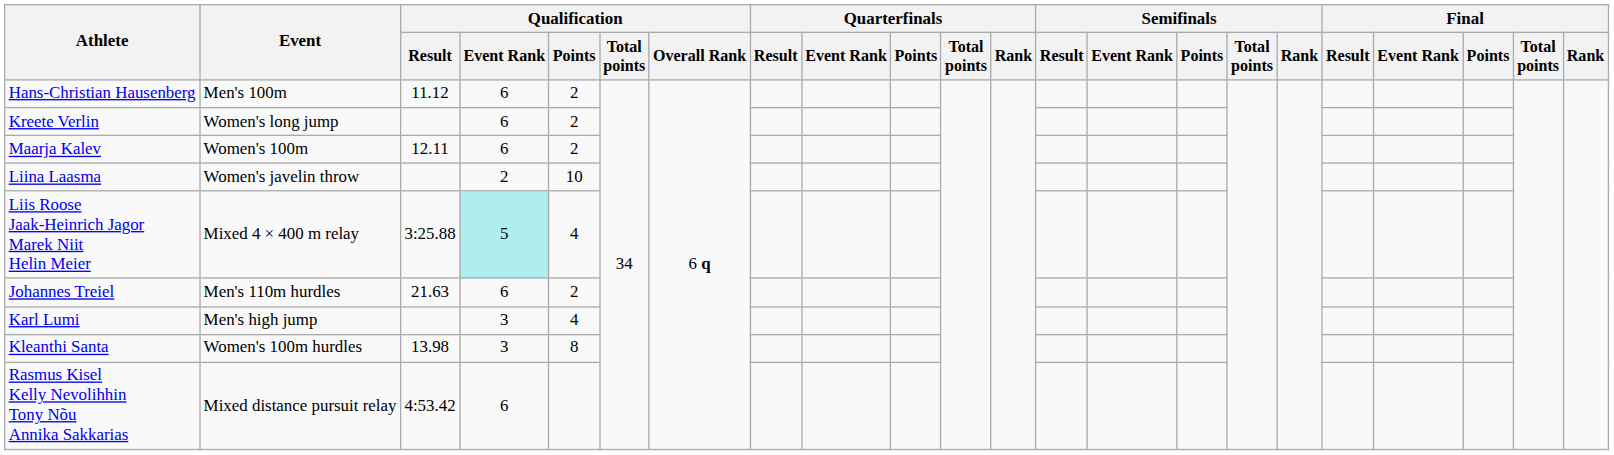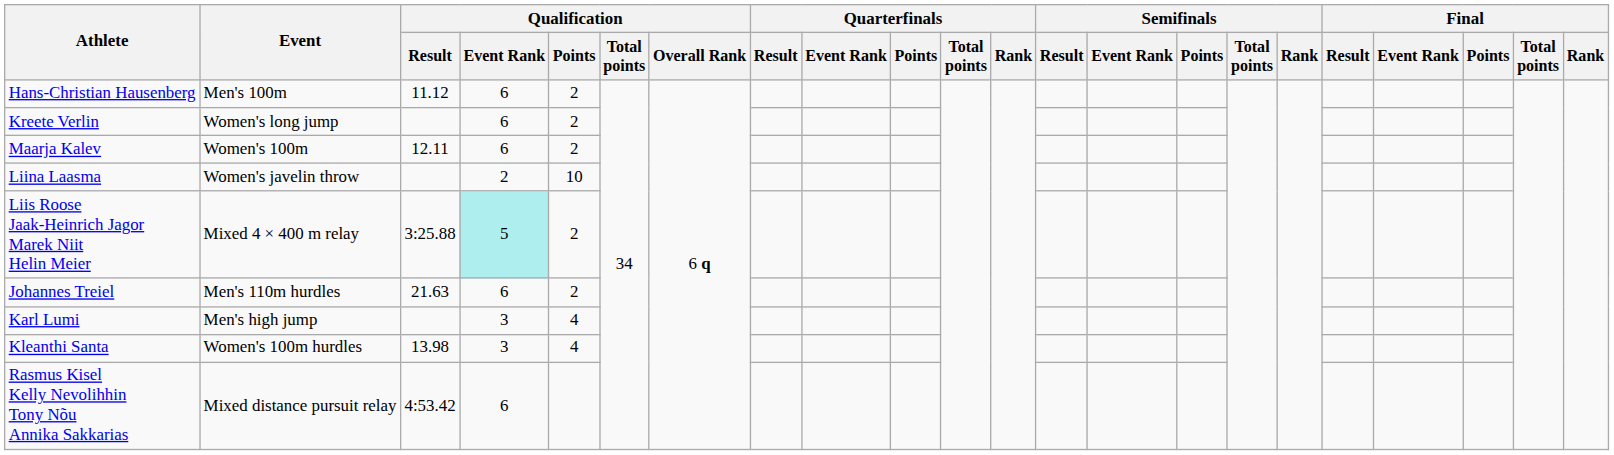(574, 234) 4 -> (574, 234) 2
(574, 347) 8 -> (574, 347) 4
